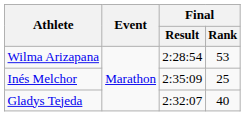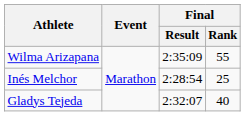(182, 57) 2:28:54 -> (182, 57) 2:35:09
(223, 57) 53 -> (223, 57) 55
(182, 79) 2:35:09 -> (182, 79) 2:28:54
